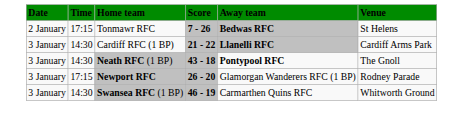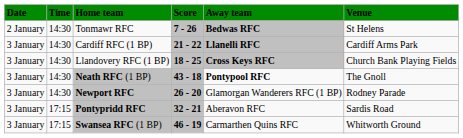(81, 28) 17:15 -> (60, 28) 14:30
+ row: (122, 60)
(81, 76) 17:15 -> (60, 92) 14:30
+ row: (110, 108)
(81, 92) 14:30 -> (60, 124) 17:15
